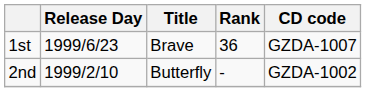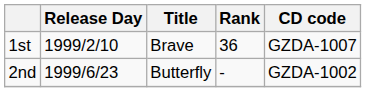(81, 45) 1999/6/23 -> (81, 45) 1999/2/10
(81, 72) 1999/2/10 -> (81, 72) 1999/6/23
